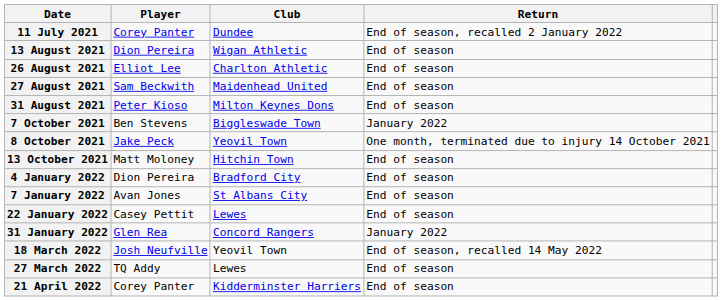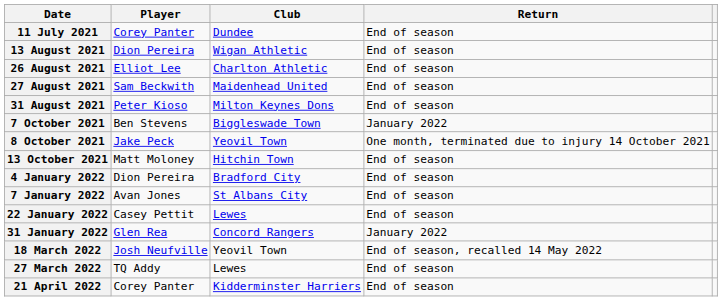(494, 32) End of season, recalled 2 January 2022 -> (410, 32) End of season
